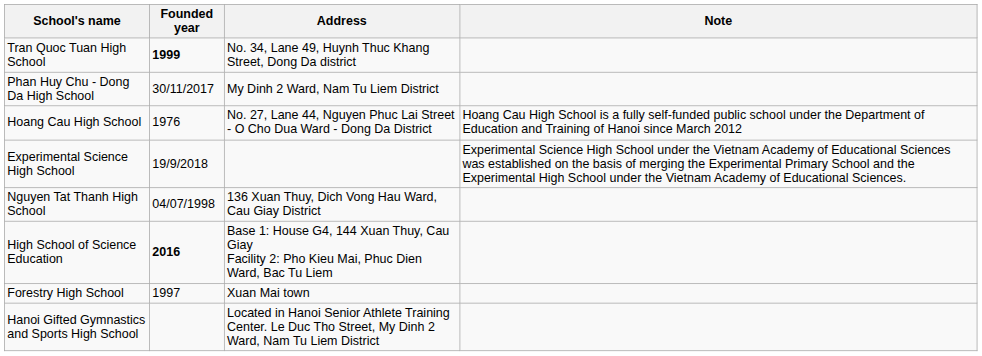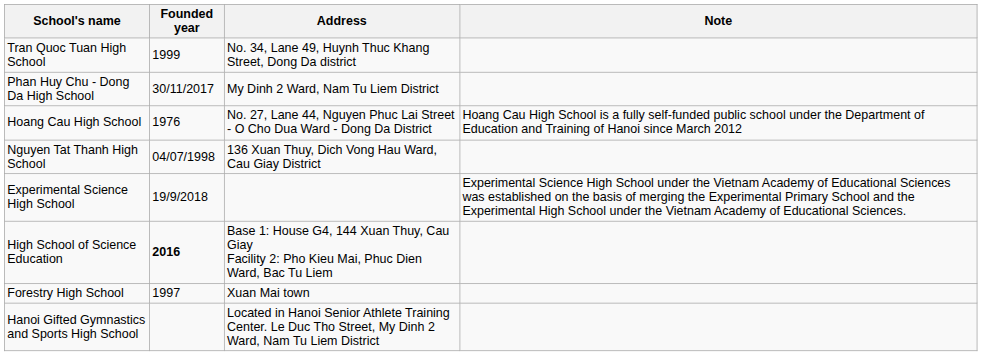(166, 55) bold -> (166, 55) normal
rows swapped: (73, 204) <-> (68, 163)
